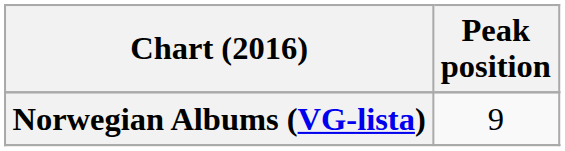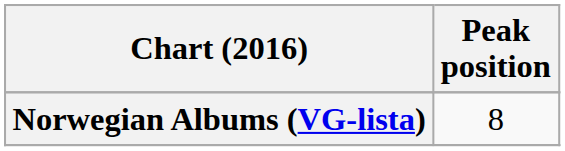(496, 118) 9 -> (496, 118) 8
